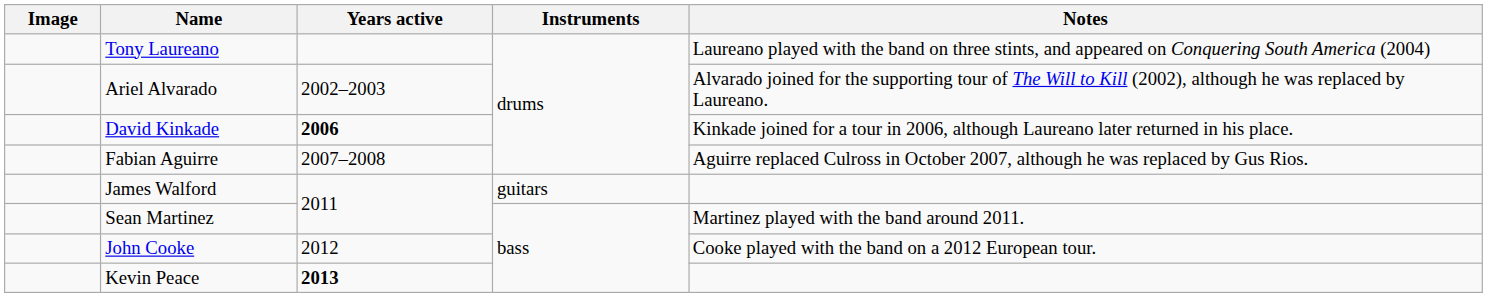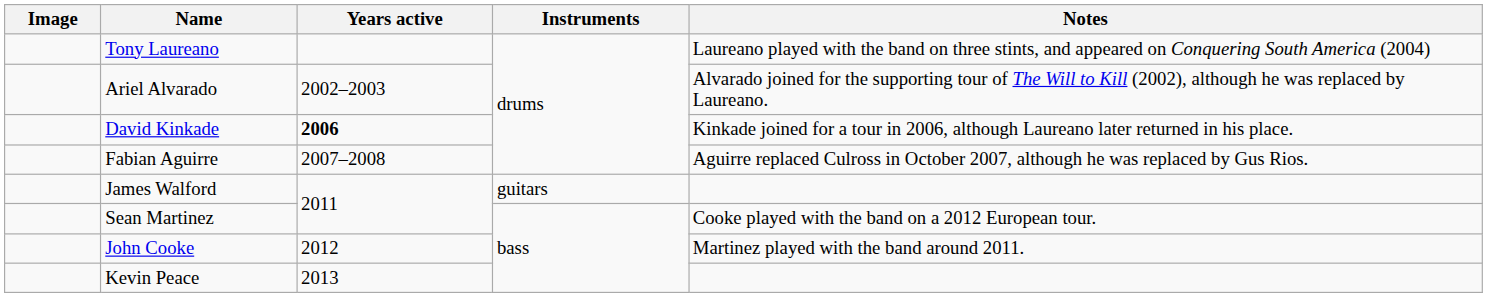(859, 218) Martinez played with the band around 2011. -> (894, 218) Cooke played with the band on a 2012 European tour.
(894, 248) Cooke played with the band on a 2012 European tour. -> (859, 248) Martinez played with the band around 2011.
(320, 277) bold -> (320, 277) normal
